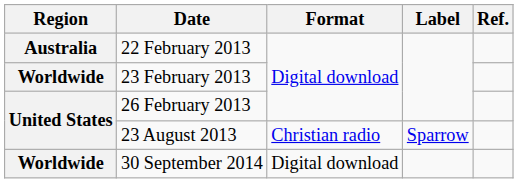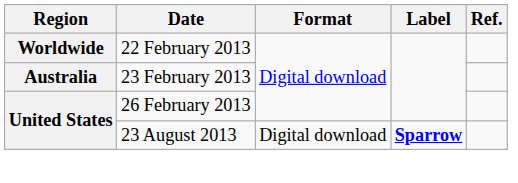(61, 47) Australia -> (61, 47) Worldwide
(61, 76) Worldwide -> (61, 76) Australia
(326, 134) Christian radio -> (323, 134) Digital download
(438, 134) normal -> (428, 134) bold
- row: (192, 163)
